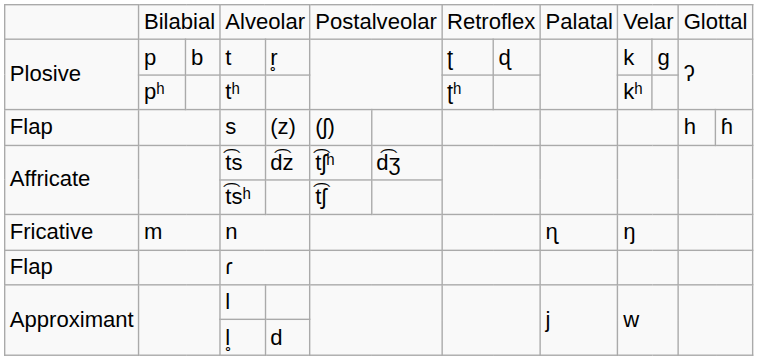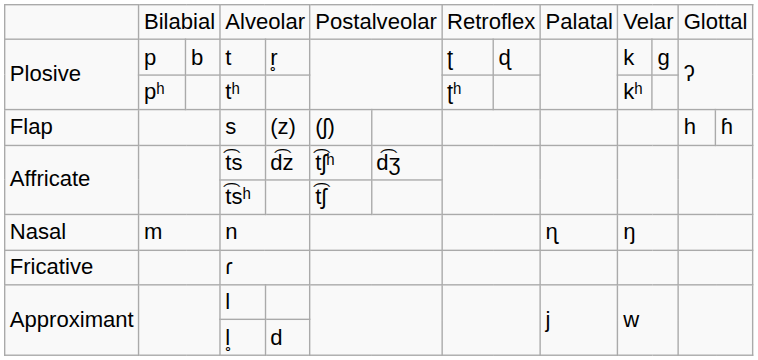(51, 232) Fricative -> (38, 232) Nasal
(31, 267) Flap -> (51, 267) Fricative
